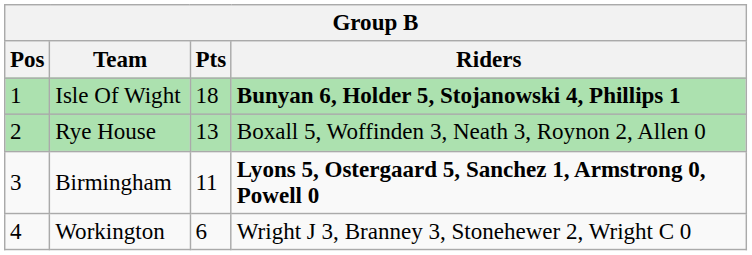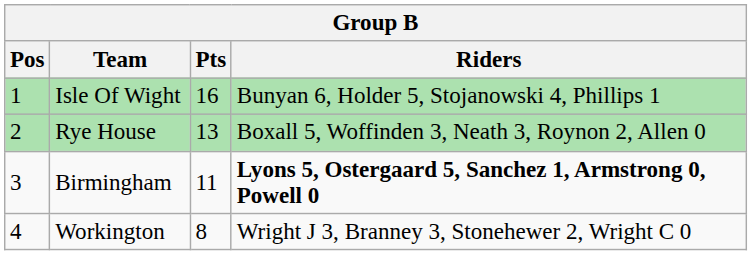(207, 95) 18 -> (207, 95) 16
(459, 95) bold -> (449, 95) normal
(201, 231) 6 -> (201, 231) 8
